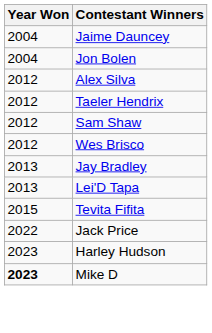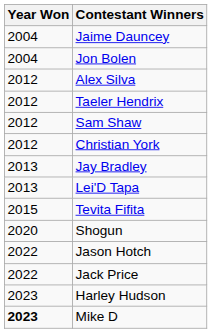+ row: (118, 144)
- row: (110, 144)
+ row: (99, 230)
+ row: (113, 252)
